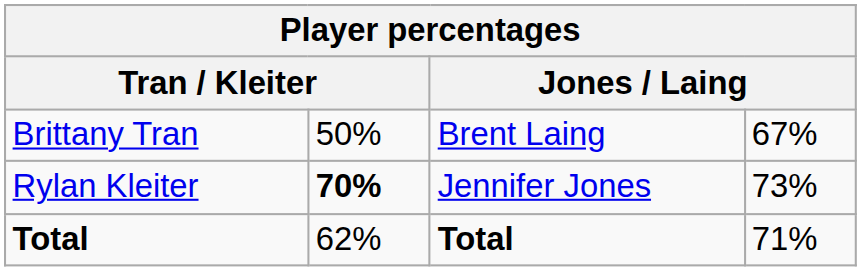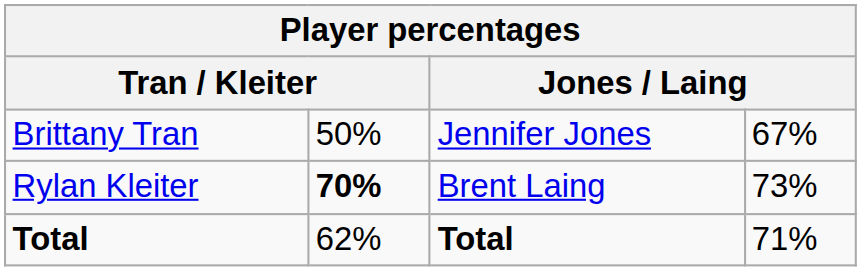(522, 134) Brent Laing -> (544, 134) Jennifer Jones
(544, 186) Jennifer Jones -> (522, 186) Brent Laing
